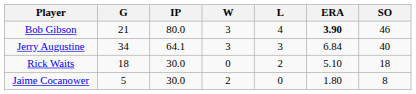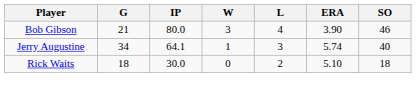(333, 30) bold -> (333, 30) normal
(228, 47) 3 -> (228, 47) 1
(333, 47) 6.84 -> (333, 47) 5.74
- row: (51, 81)
